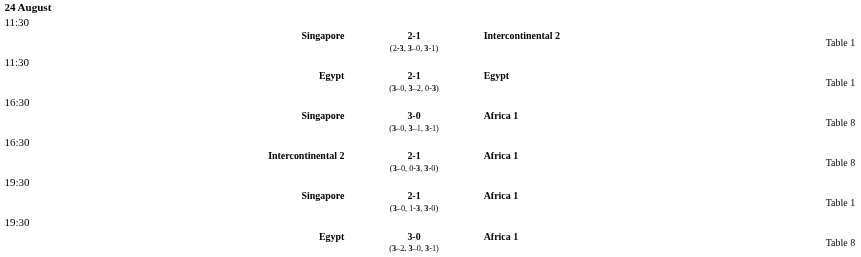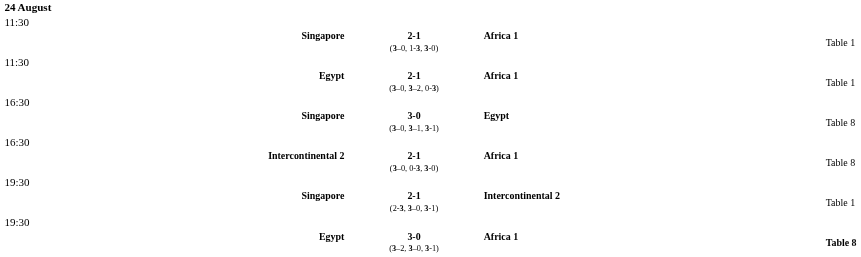rows swapped: (323, 36) <-> (323, 196)
(496, 76) Egypt -> (501, 76) Africa 1
(501, 116) Africa 1 -> (496, 116) Egypt
(840, 242) normal -> (841, 242) bold
